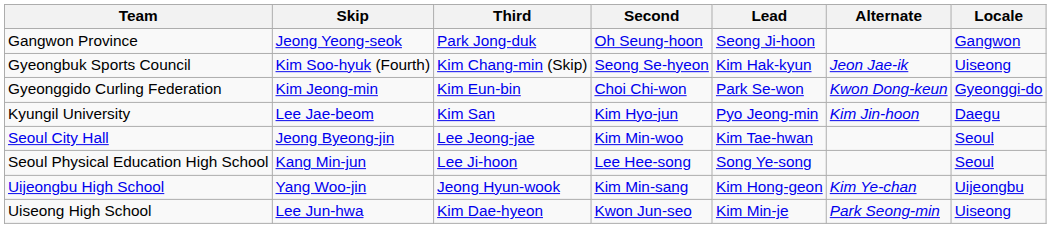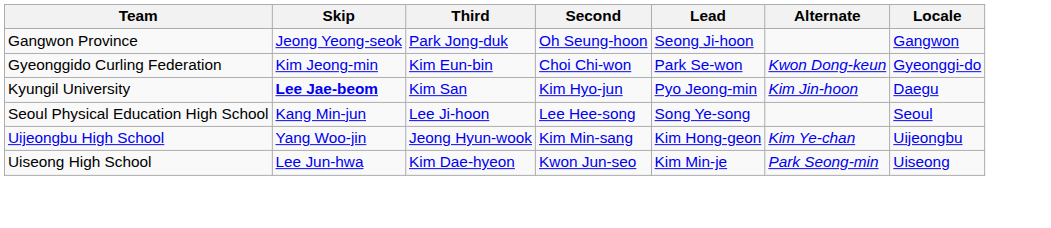- row: (99, 65)
(325, 114) normal -> (327, 89) bold
- row: (58, 138)
